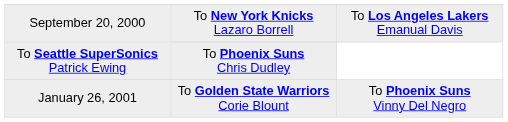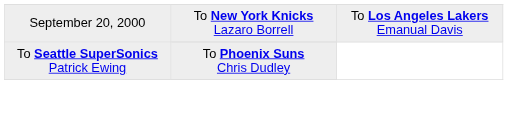- row: (87, 98)
